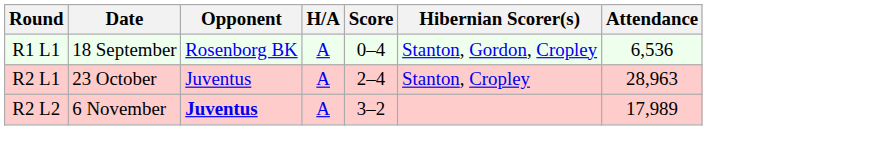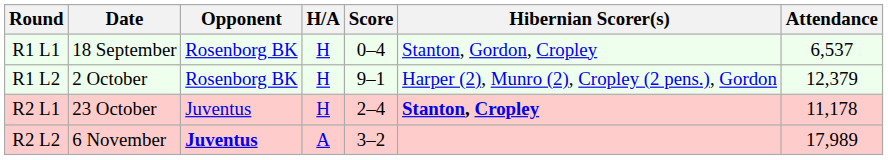(323, 49) A -> (323, 49) H
(652, 49) 6,536 -> (832, 49) 6,537
+ row: (36, 79)
(323, 79) A -> (323, 109) H
(466, 79) normal -> (471, 109) bold
(652, 79) 28,963 -> (832, 109) 11,178
